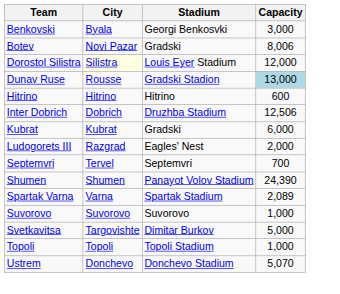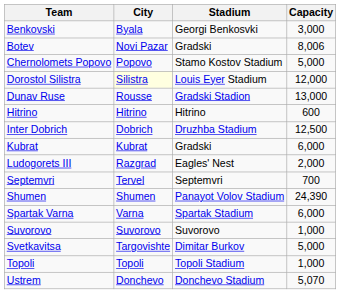+ row: (59, 63)
(281, 79) lightblue background -> (311, 96) no background
(281, 113) 12,506 -> (311, 130) 12,500
(281, 197) 2,089 -> (311, 213) 6,000
